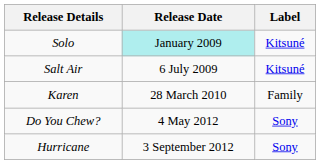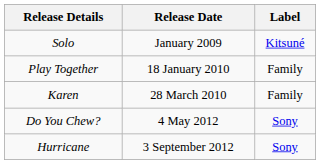(188, 43) paleturquoise background -> (188, 43) no background
- row: (63, 69)
+ row: (63, 69)
